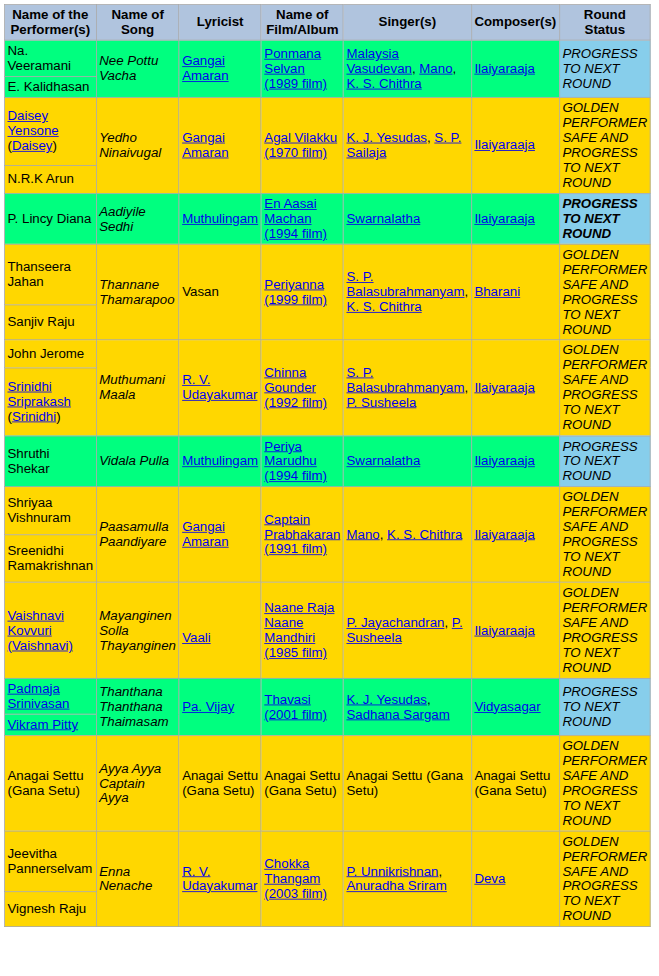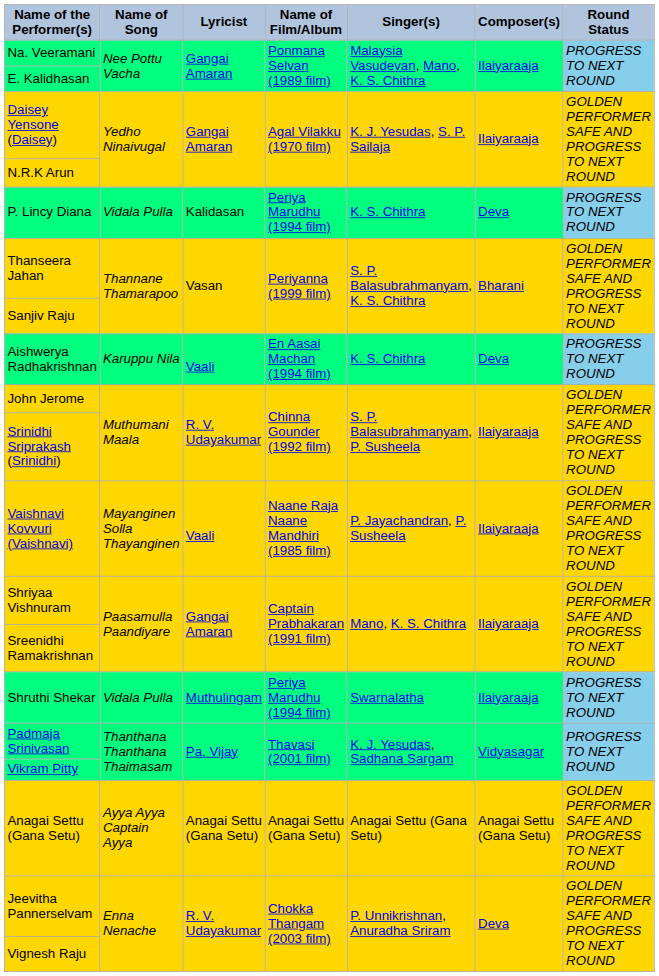(122, 218) Aadiyile Sedhi -> (138, 212) Vidala Pulla
(220, 218) Muthulingam -> (215, 212) Kalidasan
(296, 218) En Aasai Machan (1994 film) -> (299, 212) Periya Marudhu (1994 film)
(383, 218) Swarnalatha -> (388, 212) K. S. Chithra
(505, 218) Ilaiyaraaja -> (494, 212) Deva
(600, 218) bold -> (604, 212) normal
+ row: (52, 359)
rows swapped: (40, 630) <-> (29, 461)
